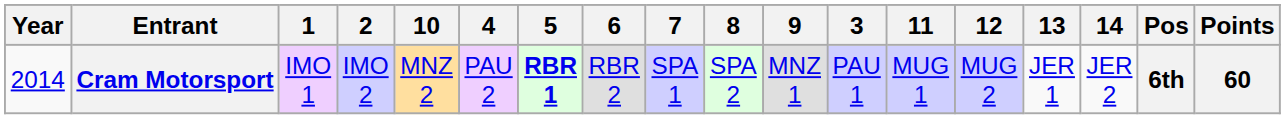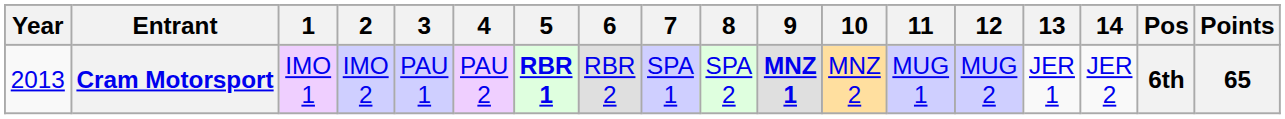columns swapped: (857, 25) <-> (427, 25)
(38, 79) 2014 -> (38, 79) 2013
(795, 79) normal -> (790, 79) bold
(1237, 79) 60 -> (1237, 79) 65
